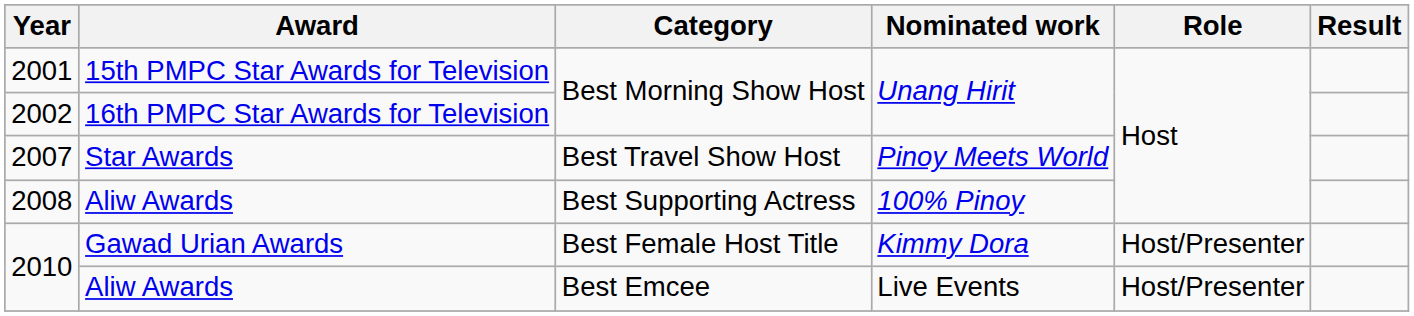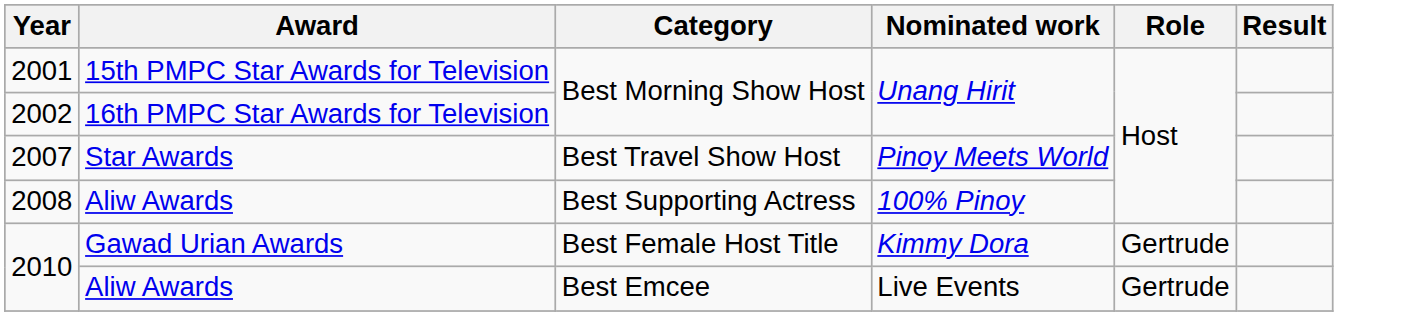(1213, 244) Host/Presenter -> (1175, 244) Gertrude
(1213, 288) Host/Presenter -> (1175, 288) Gertrude
